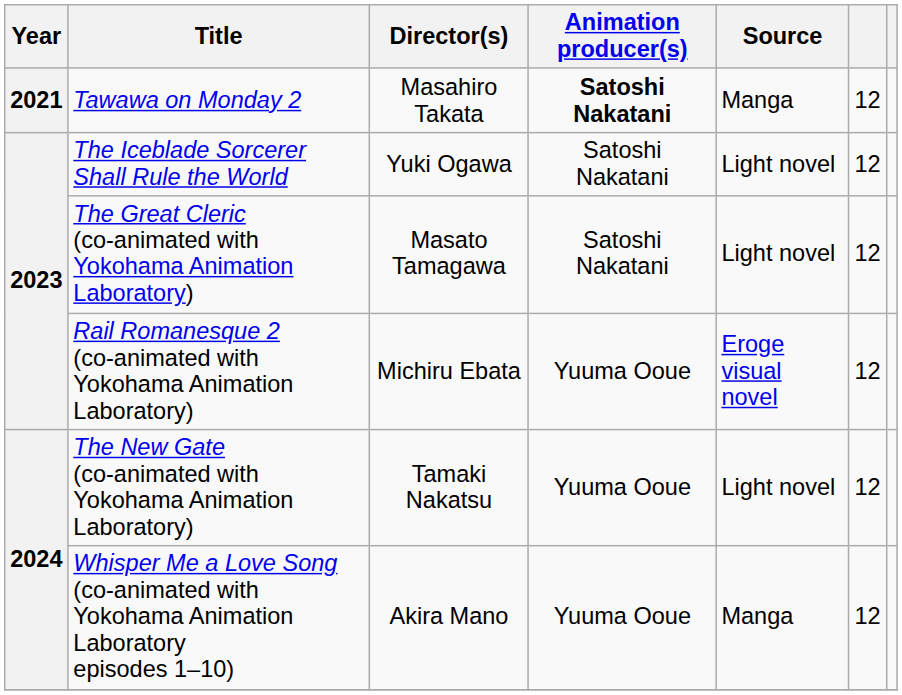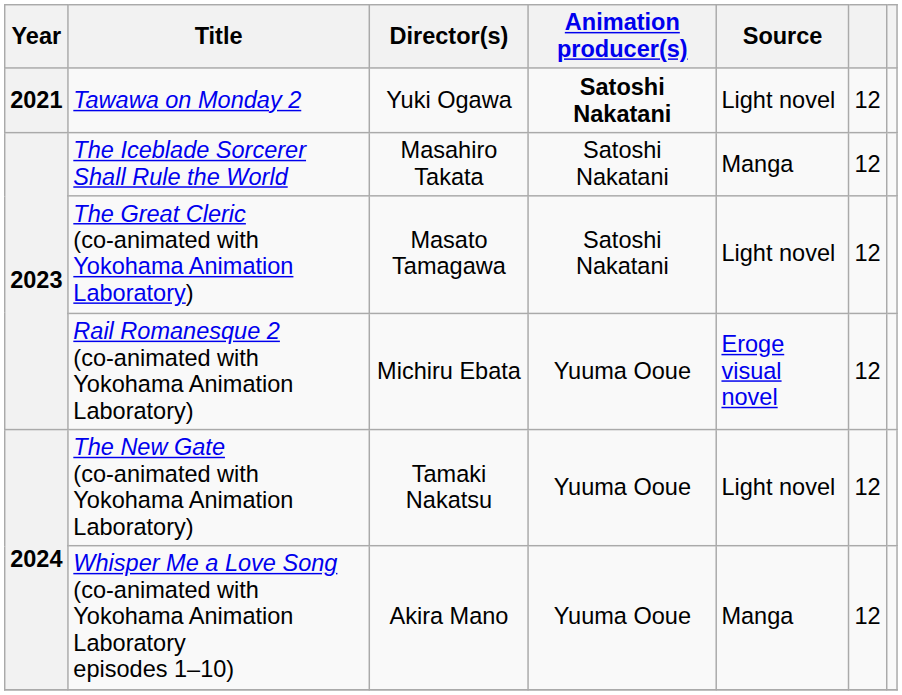(449, 100) Masahiro Takata -> (449, 100) Yuki Ogawa
(757, 100) Manga -> (778, 100) Light novel
(449, 163) Yuki Ogawa -> (449, 163) Masahiro Takata
(778, 163) Light novel -> (757, 163) Manga
